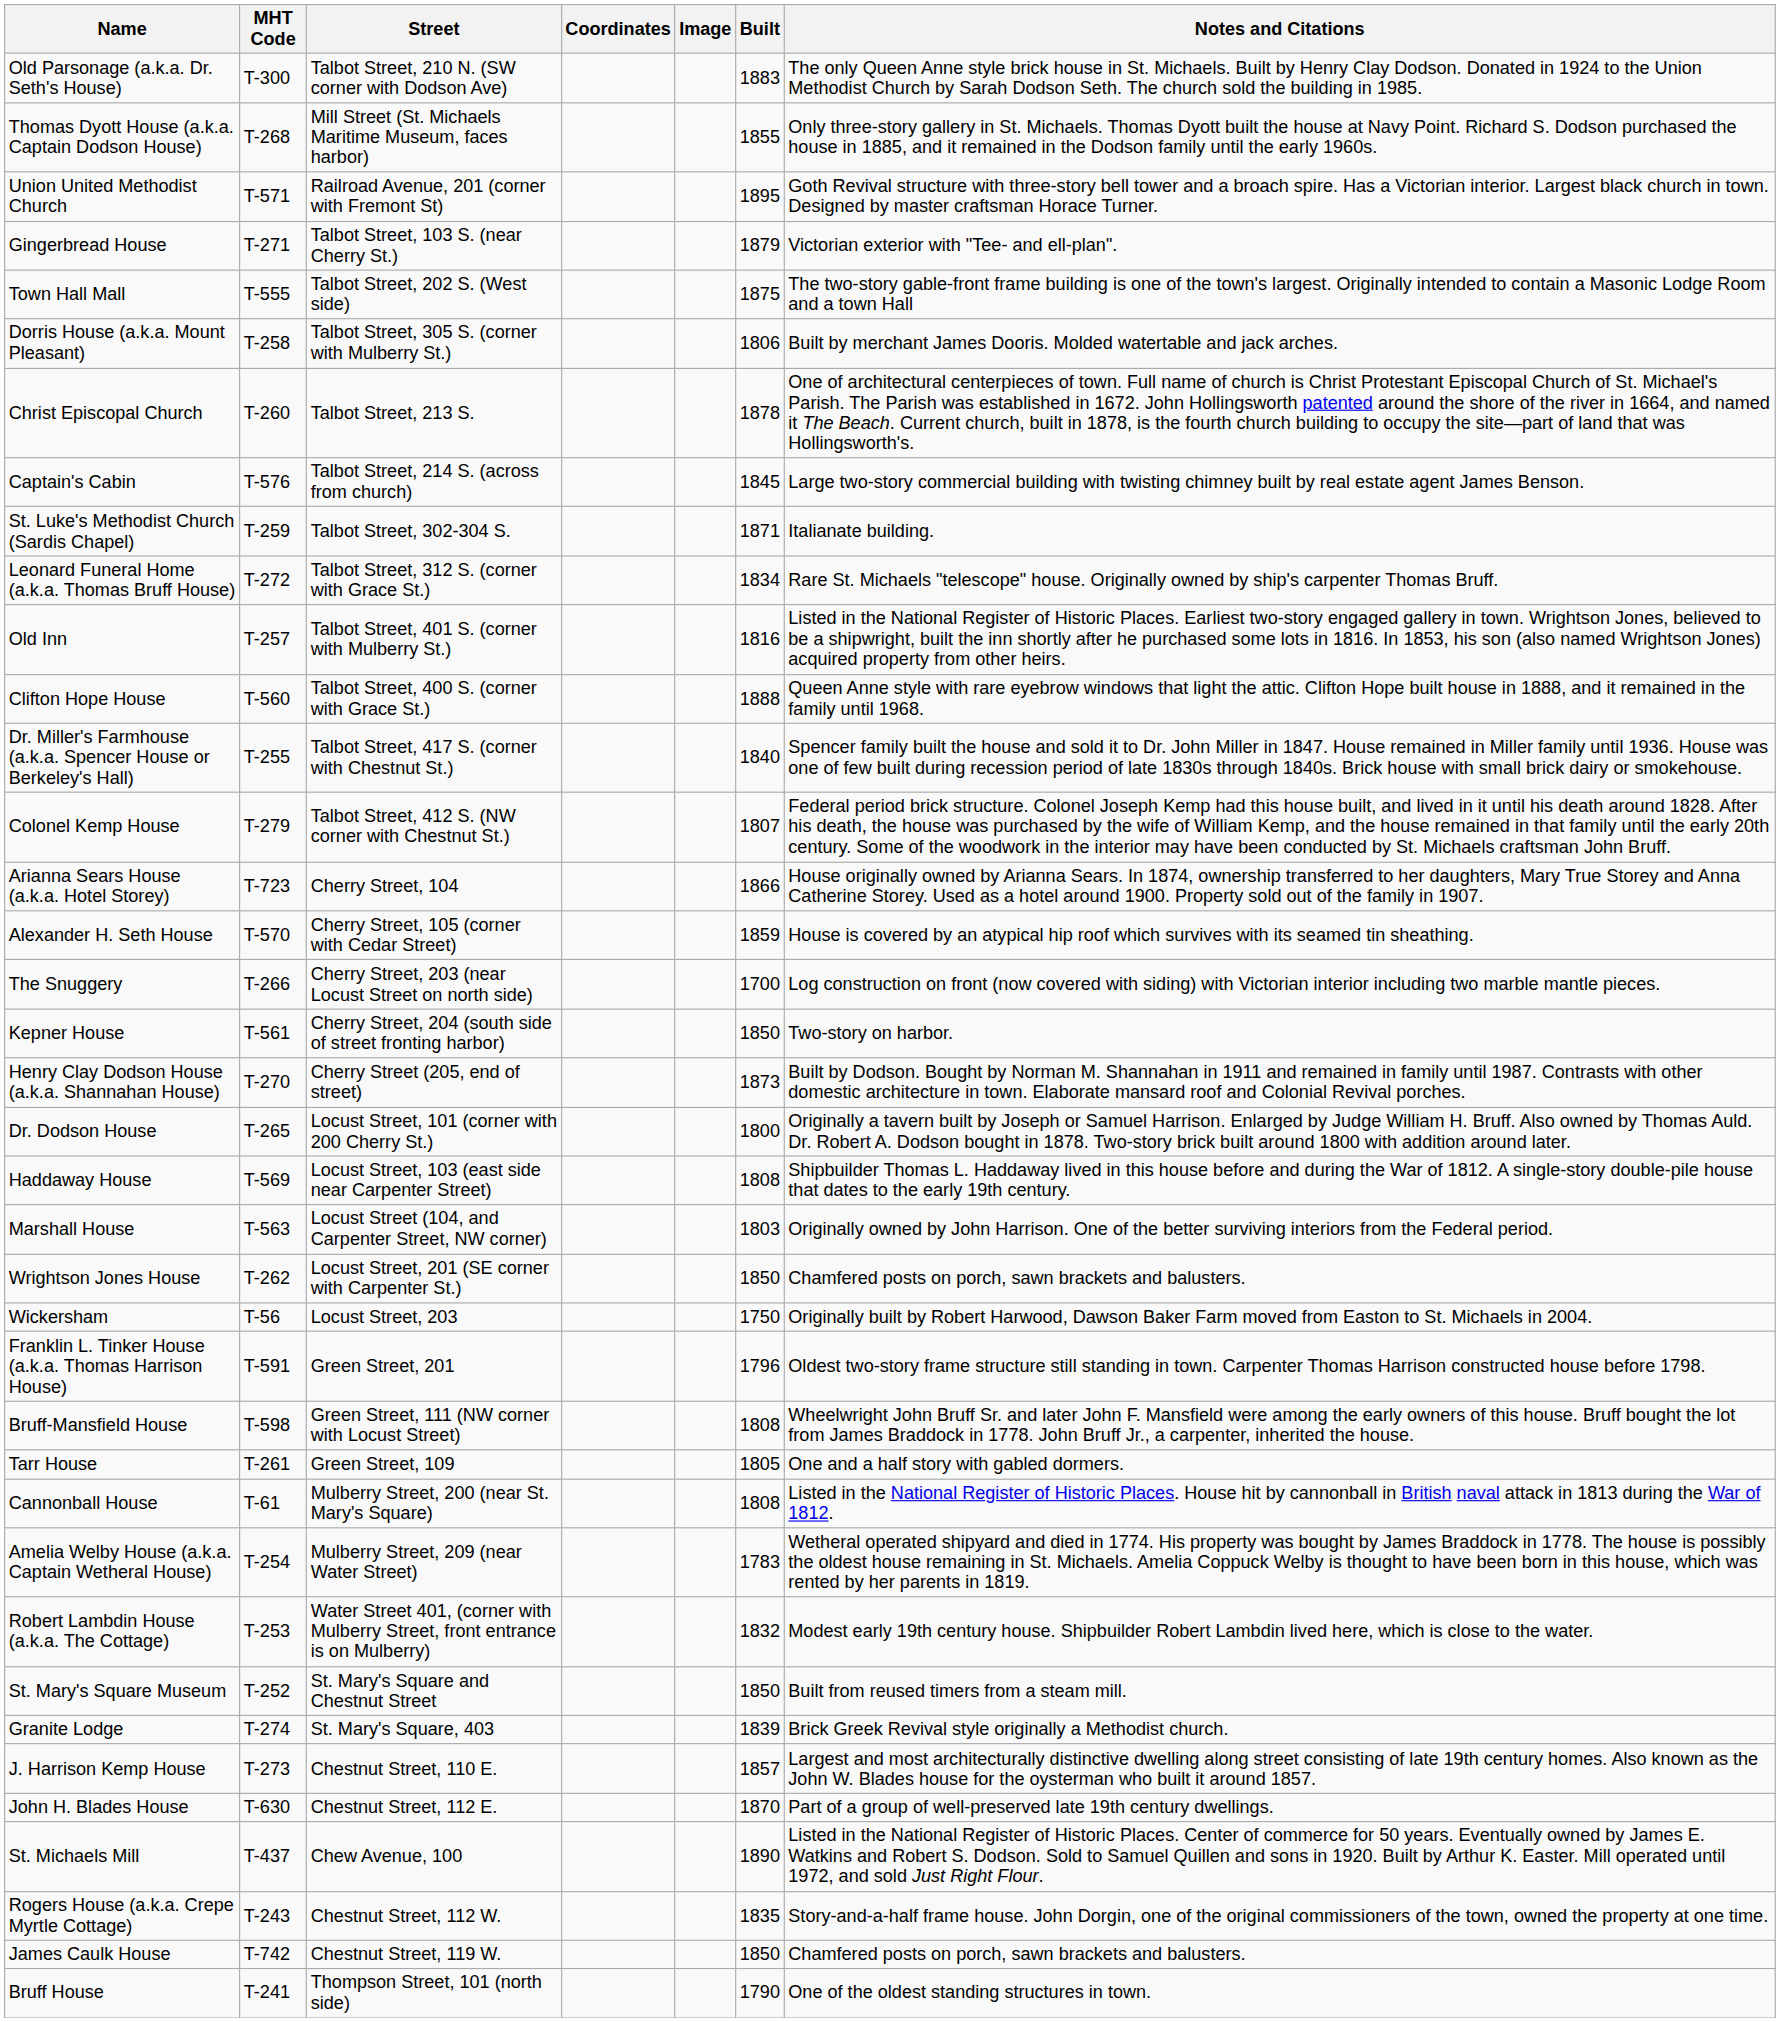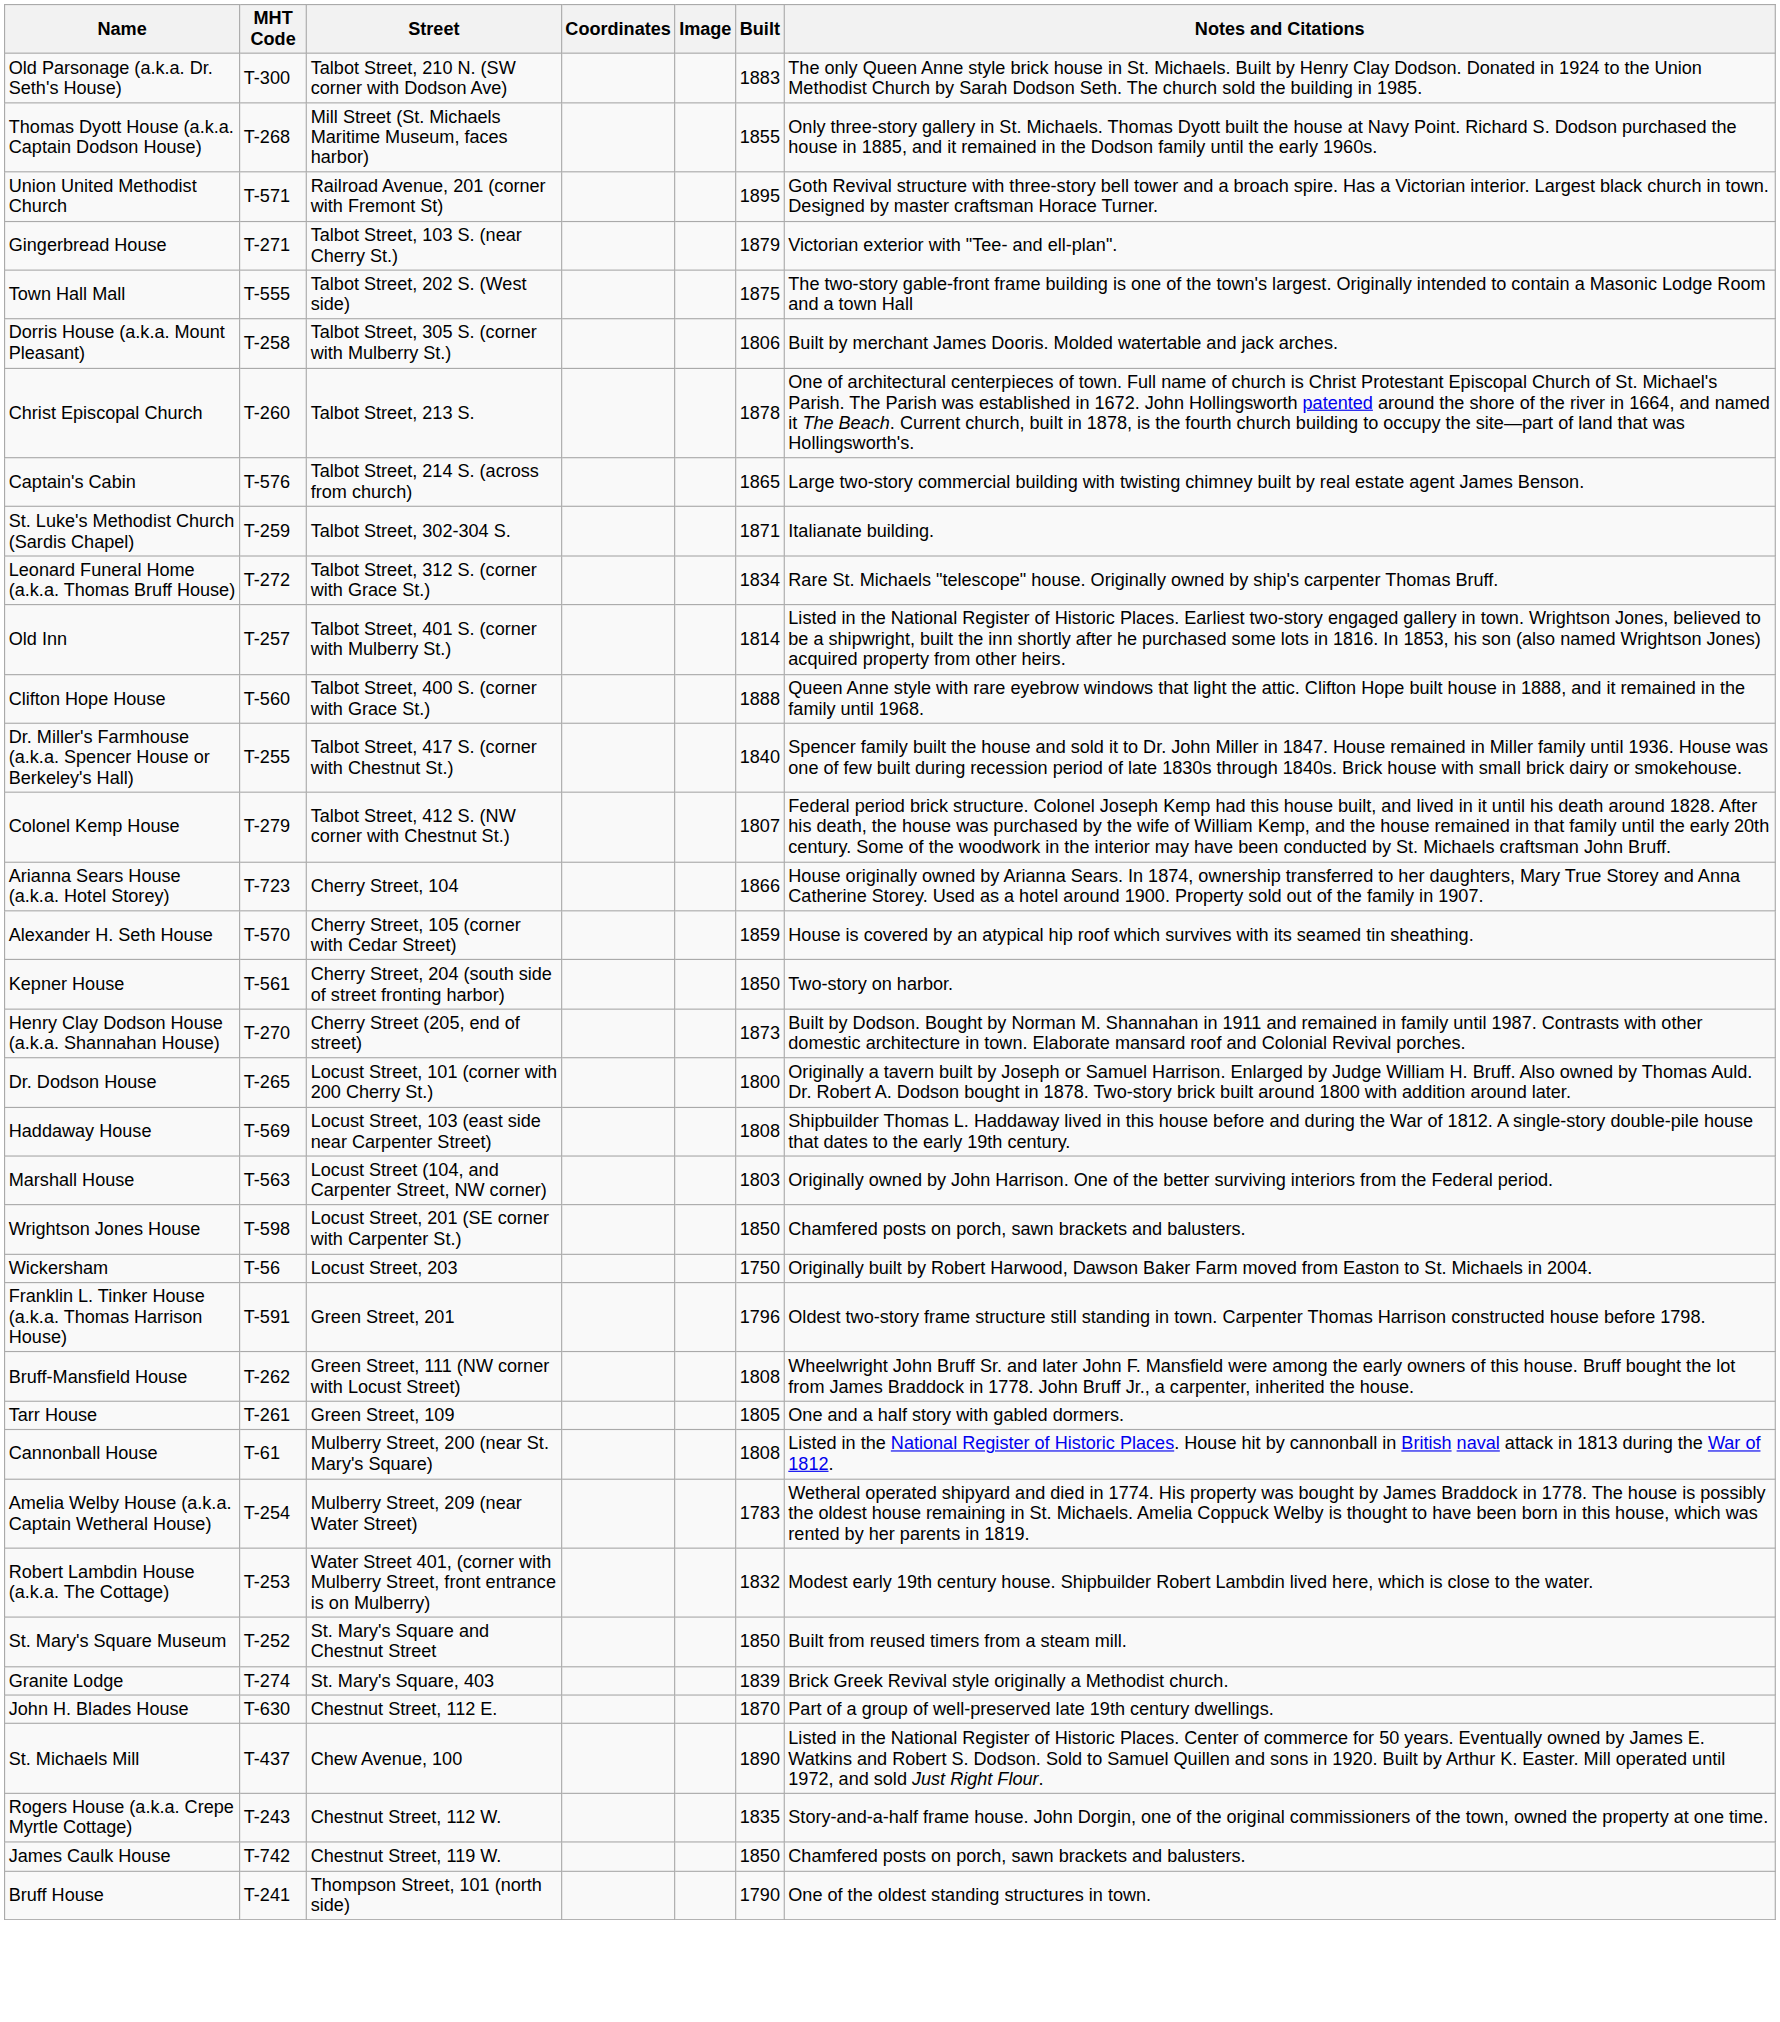(760, 482) 1845 -> (760, 482) 1865
(760, 639) 1816 -> (760, 639) 1814
- row: (66, 984)
(267, 1278) T-262 -> (267, 1229) T-598
(267, 1425) T-598 -> (267, 1376) T-262
- row: (107, 1768)
